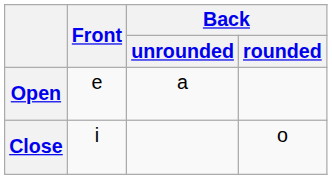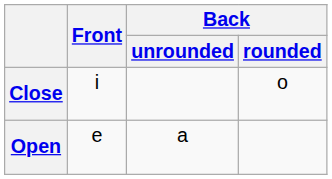rows swapped: (36, 146) <-> (36, 93)
